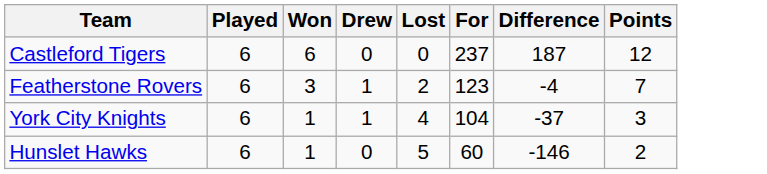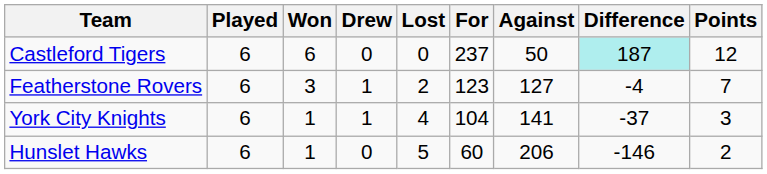+ column: (536, 20)
(549, 53) no background -> (634, 53) paleturquoise background
